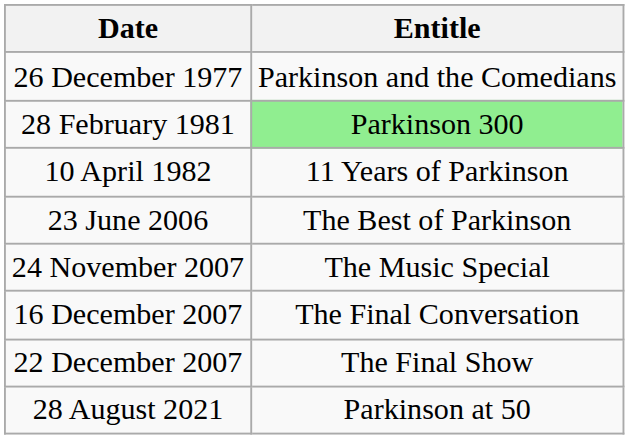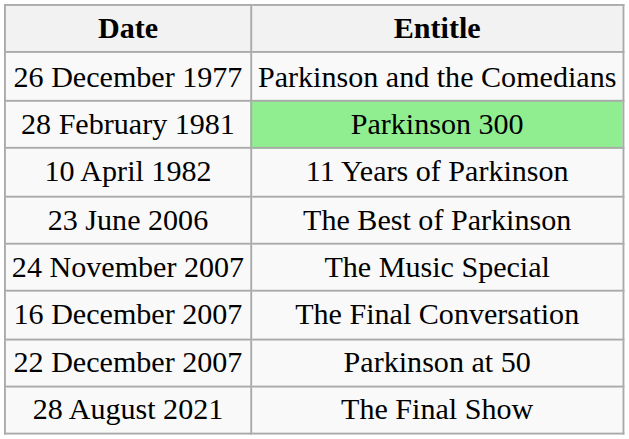(437, 362) The Final Show -> (437, 362) Parkinson at 50
(437, 409) Parkinson at 50 -> (437, 409) The Final Show
